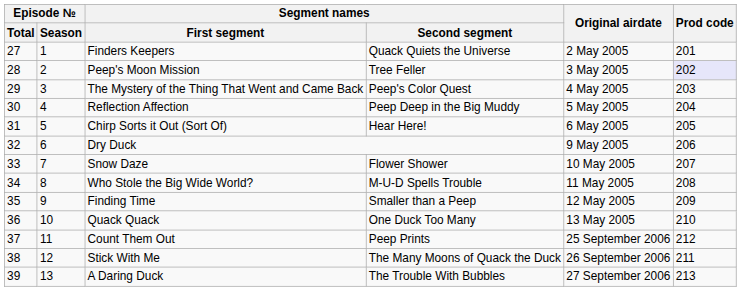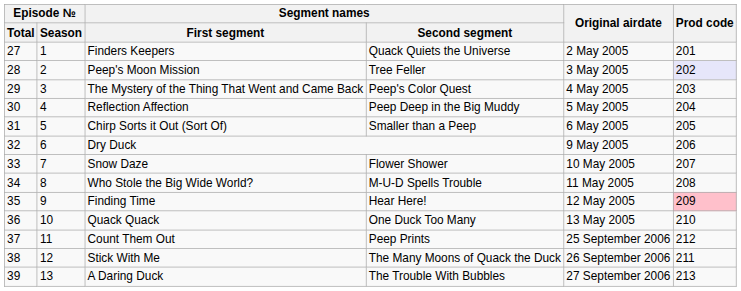(398, 126) Hear Here! -> (422, 126) Smaller than a Peep
(422, 201) Smaller than a Peep -> (398, 201) Hear Here!
(686, 201) no background -> (686, 201) pink background
